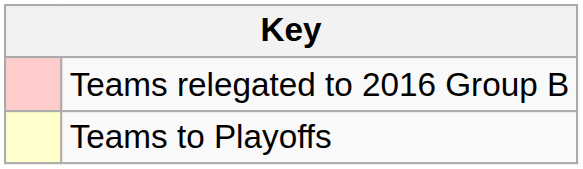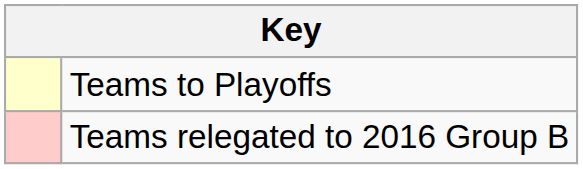rows swapped: (201, 136) <-> (319, 83)
